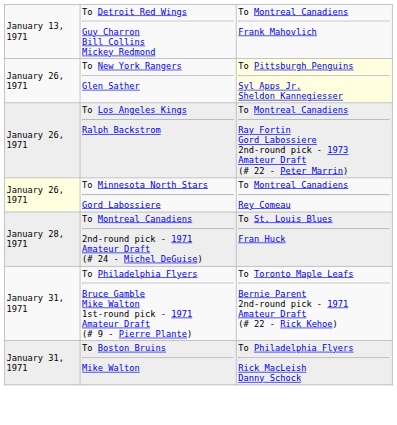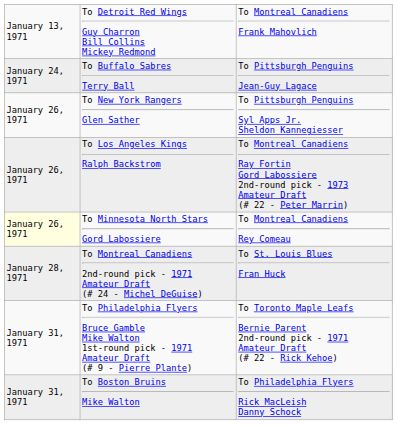+ row: (158, 76)
(314, 81) lightyellow background -> (314, 115) no background
